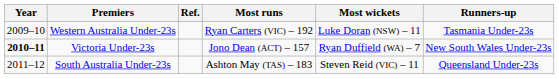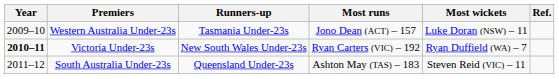columns swapped: (489, 13) <-> (190, 13)
(259, 30) Ryan Carters (VIC) – 192 -> (366, 30) Jono Dean (ACT) – 157
(259, 47) Jono Dean (ACT) – 157 -> (366, 47) Ryan Carters (VIC) – 192
